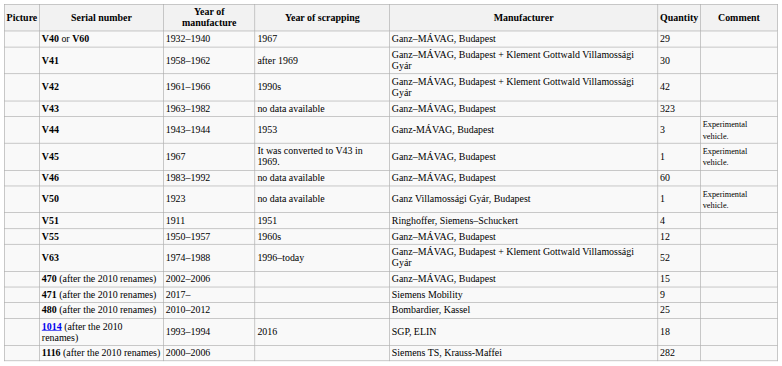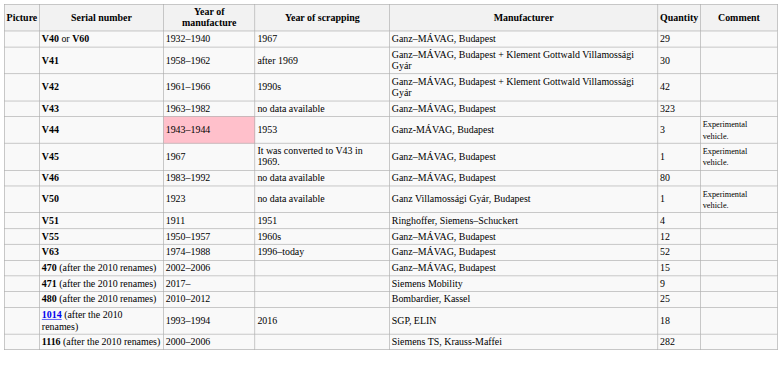(188, 130) no background -> (188, 130) pink background
(665, 178) 60 -> (665, 178) 80
(513, 257) Ganz–MÁVAG, Budapest + Klement Gottwald Villamossági Gyár -> (444, 252) Ganz–MÁVAG, Budapest
